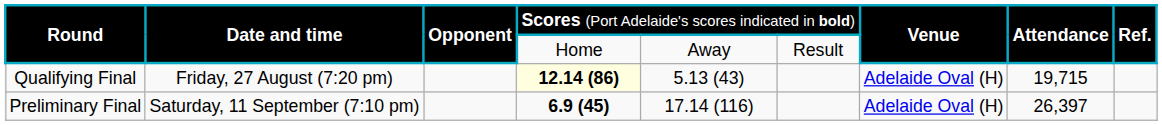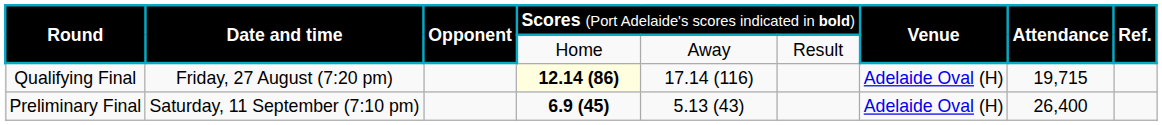(709, 78) 5.13 (43) -> (709, 78) 17.14 (116)
(709, 106) 17.14 (116) -> (709, 106) 5.13 (43)
(1061, 106) 26,397 -> (1061, 106) 26,400
